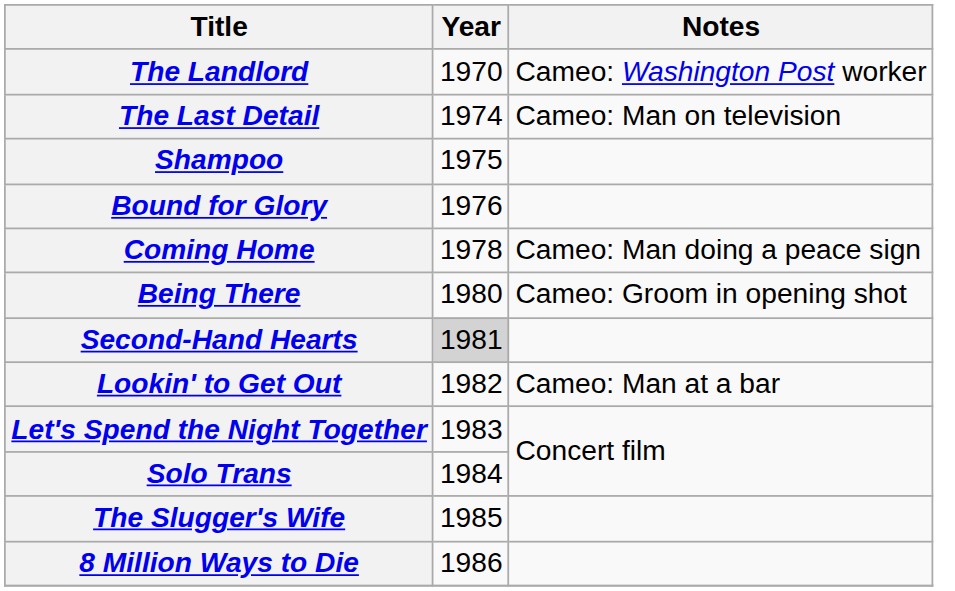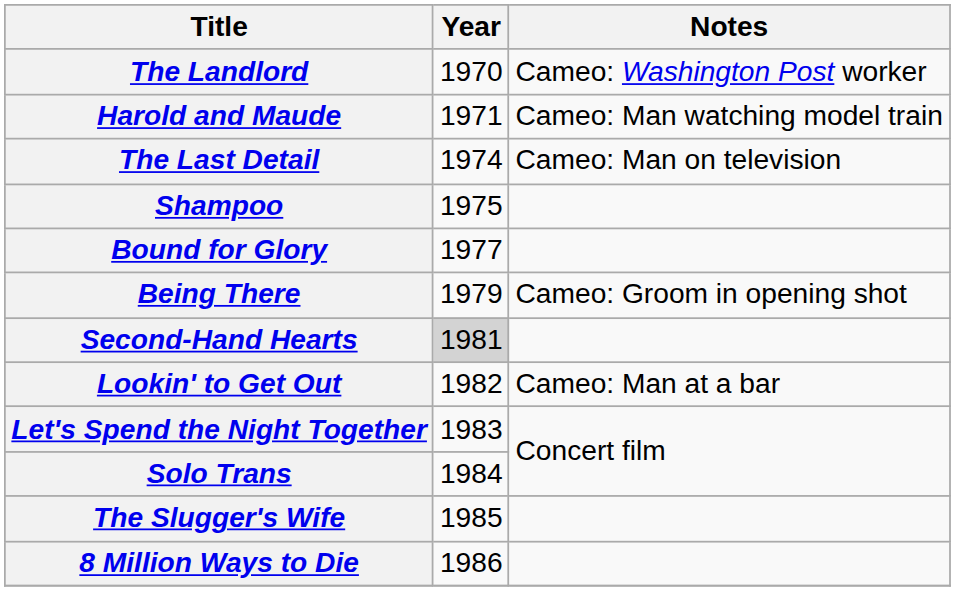+ row: (219, 116)
(471, 205) 1976 -> (471, 250) 1977
- row: (219, 250)
(471, 294) 1980 -> (471, 294) 1979
